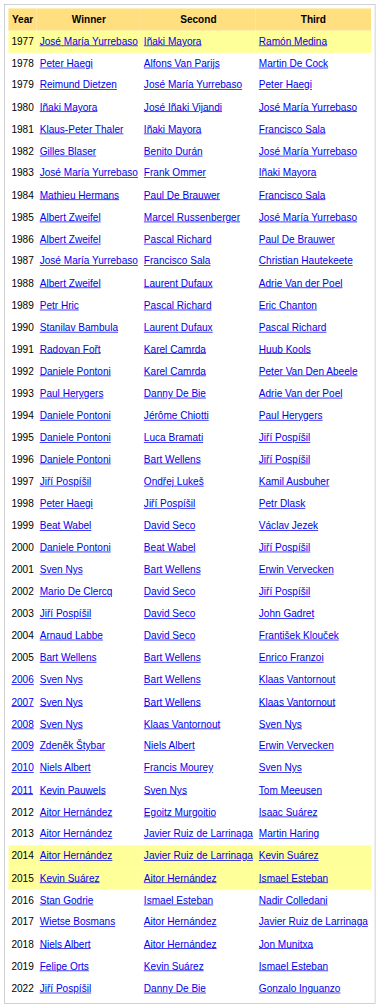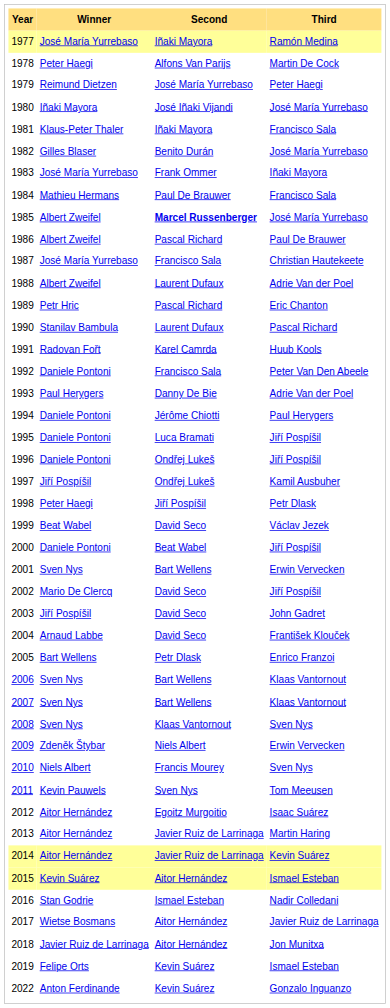(192, 217) normal -> (206, 217) bold
(175, 372) Karel Camrda -> (188, 372) Francisco Sala
(172, 460) Bart Wellens -> (185, 460) Ondřej Lukeš
(172, 658) Bart Wellens -> (178, 658) Petr Dlask
(65, 944) Niels Albert -> (94, 944) Javier Ruiz de Larrinaga
(65, 988) Jiří Pospíšil -> (80, 988) Anton Ferdinande
(175, 988) Danny De Bie -> (185, 988) Kevin Suárez
